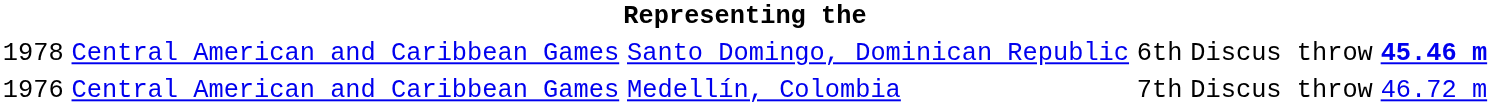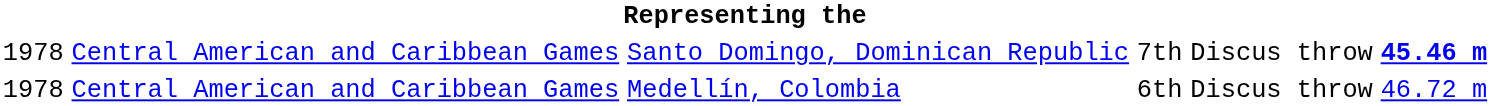(1160, 54) 6th -> (1160, 54) 7th
(33, 91) 1976 -> (33, 91) 1978
(1160, 91) 7th -> (1160, 91) 6th
